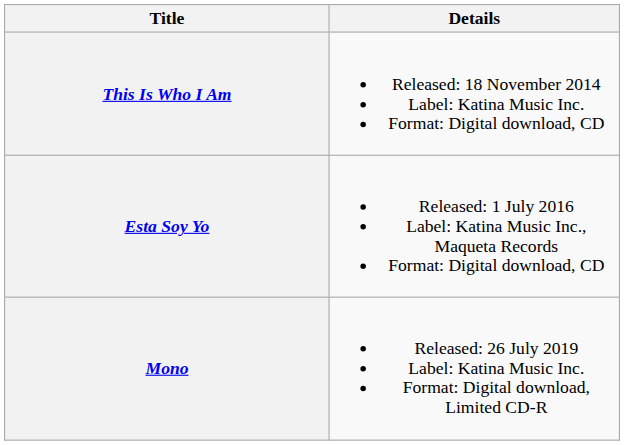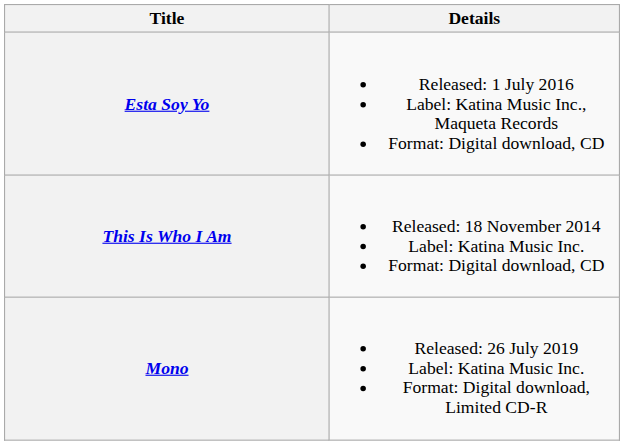rows swapped: (167, 93) <-> (167, 226)
